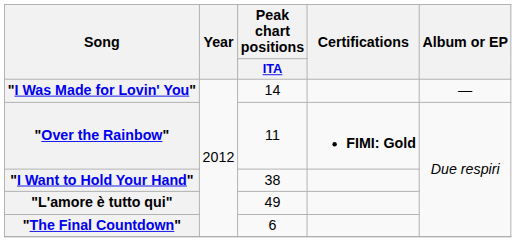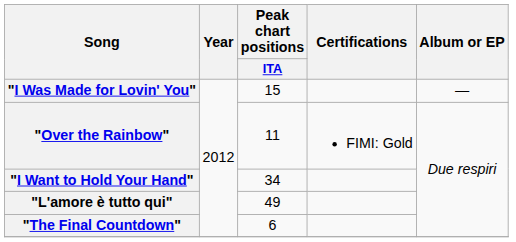(273, 90) 14 -> (273, 90) 15
(363, 143) bold -> (362, 143) normal
(273, 180) 38 -> (273, 180) 34
